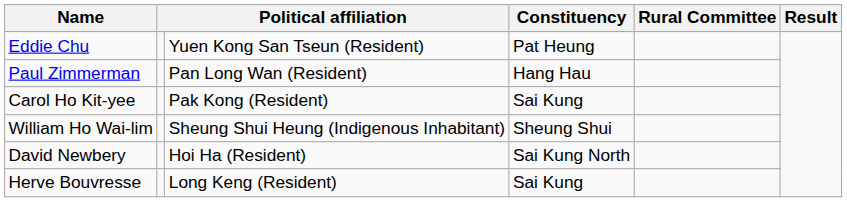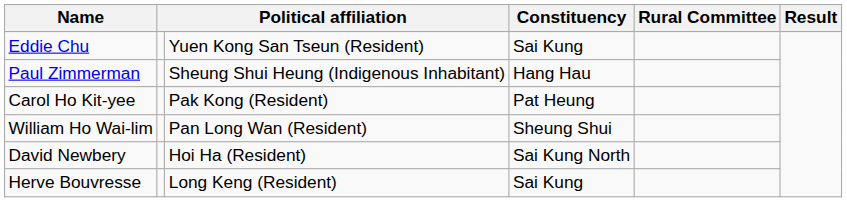(554, 45) Pat Heung -> (548, 45) Sai Kung
(268, 73) Pan Long Wan (Resident) -> (337, 73) Sheung Shui Heung (Indigenous Inhabitant)
(548, 100) Sai Kung -> (554, 100) Pat Heung
(337, 127) Sheung Shui Heung (Indigenous Inhabitant) -> (268, 127) Pan Long Wan (Resident)
